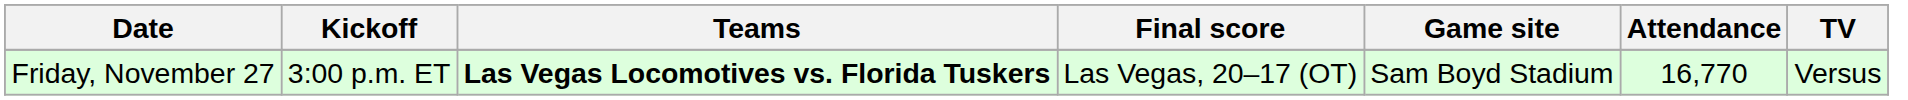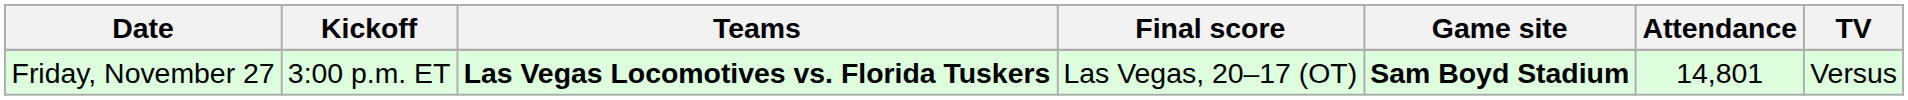(1492, 73) normal -> (1500, 73) bold
(1704, 73) 16,770 -> (1720, 73) 14,801
